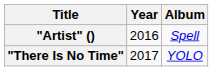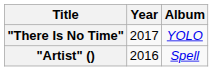rows swapped: (66, 35) <-> (66, 55)
